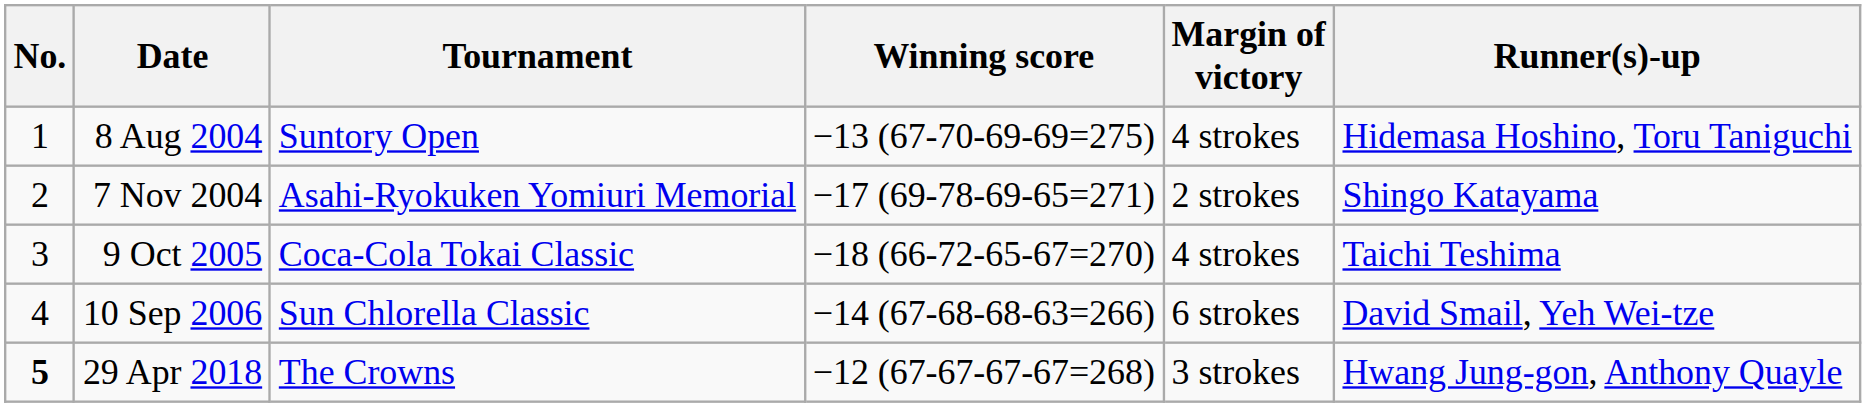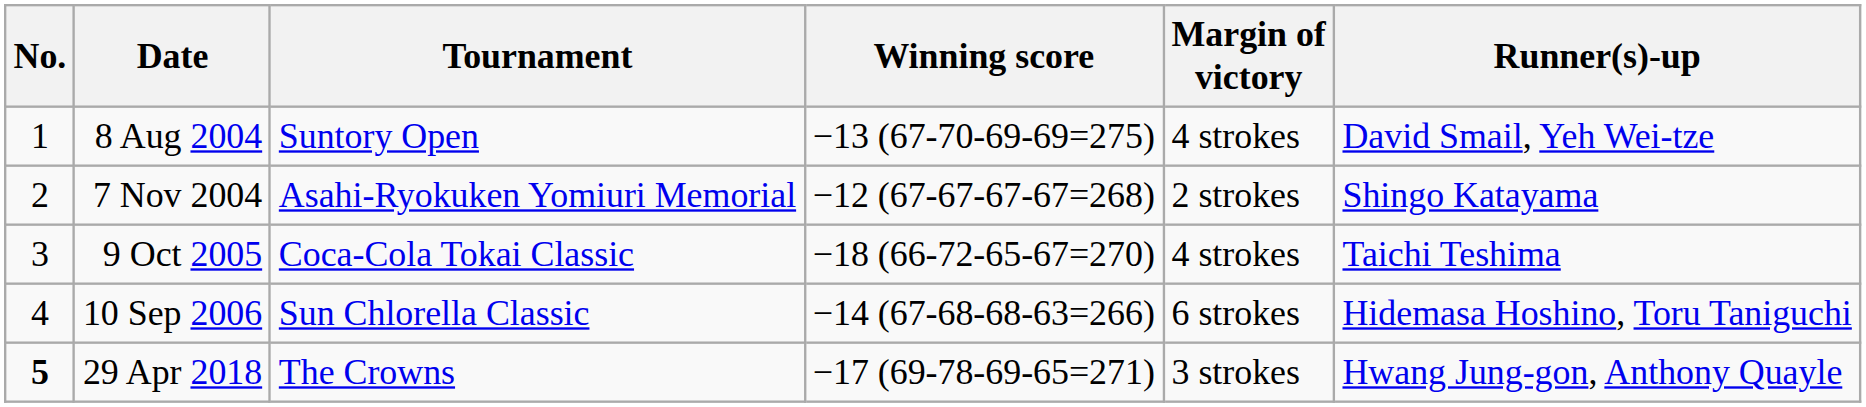(1597, 135) Hidemasa Hoshino, Toru Taniguchi -> (1528, 135) David Smail, Yeh Wei-tze
(984, 195) −17 (69-78-69-65=271) -> (984, 195) −12 (67-67-67-67=268)
(1528, 313) David Smail, Yeh Wei-tze -> (1597, 313) Hidemasa Hoshino, Toru Taniguchi
(984, 372) −12 (67-67-67-67=268) -> (984, 372) −17 (69-78-69-65=271)
